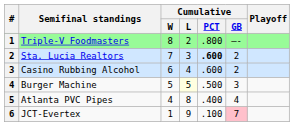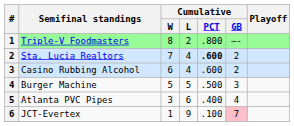(188, 56) 3 -> (188, 56) 4
(188, 85) lightyellow background -> (188, 85) no background
(170, 99) 4 -> (170, 99) 3
(188, 99) 8 -> (188, 99) 6
